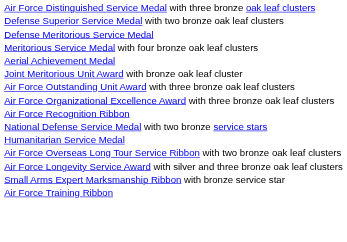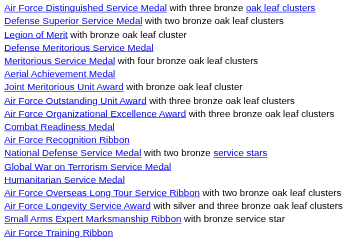+ row: (95, 34)
+ row: (59, 127)
+ row: (88, 166)
